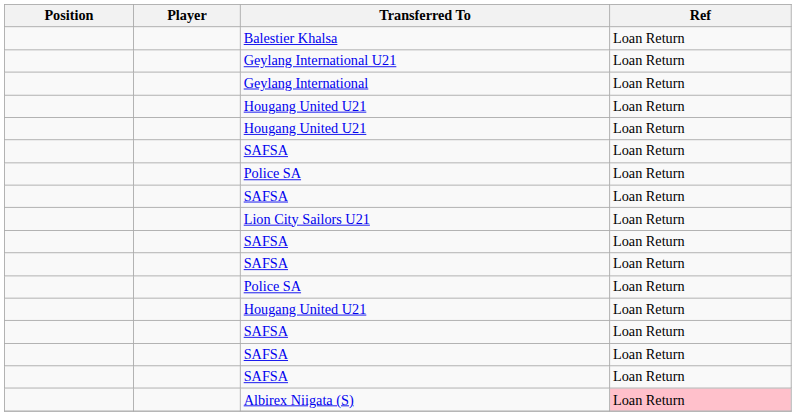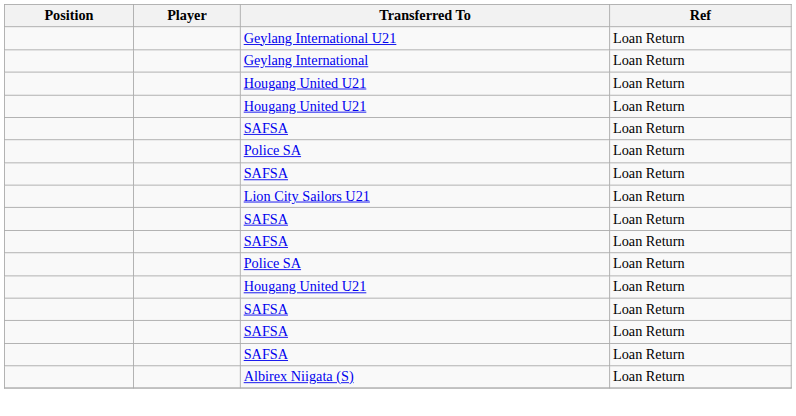- row: (69, 38)
(649, 399) pink background -> (649, 377) no background
